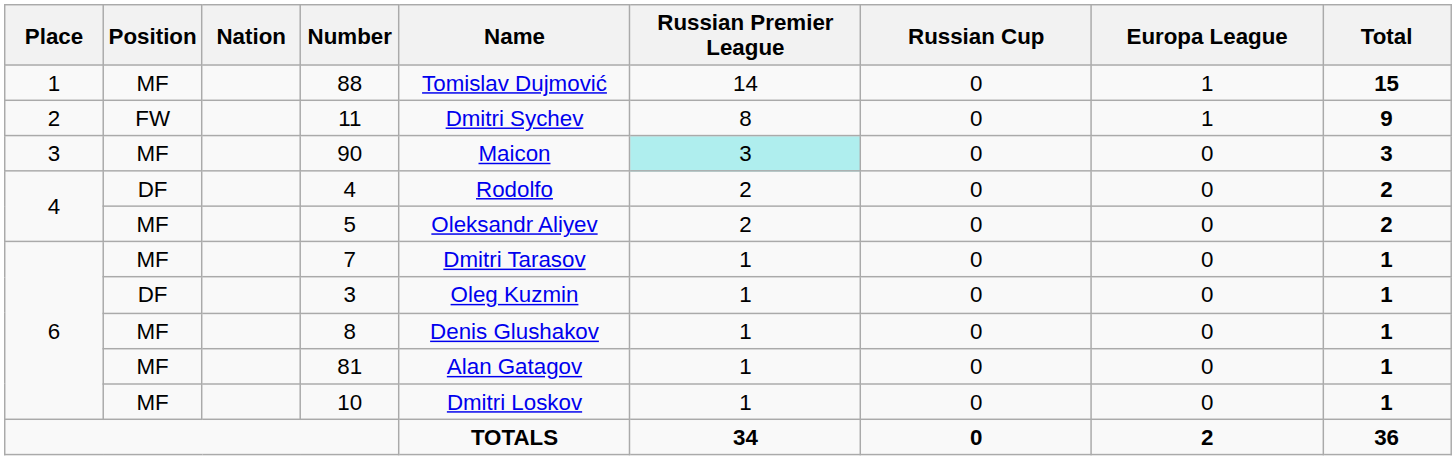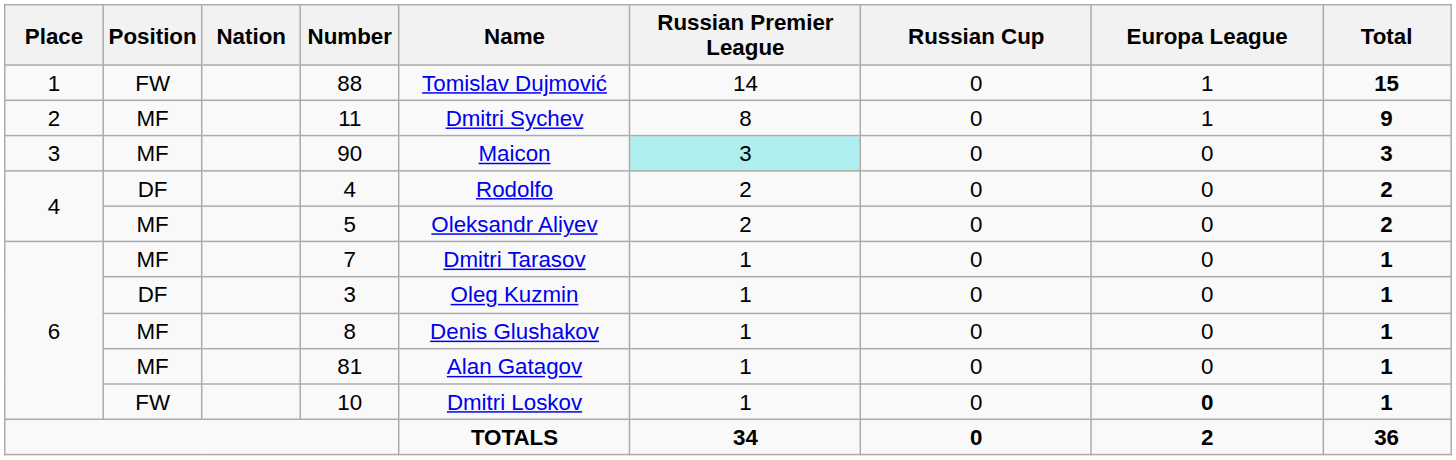(153, 83) MF -> (153, 83) FW
(153, 118) FW -> (153, 118) MF
(153, 401) MF -> (153, 401) FW
(1207, 401) normal -> (1207, 401) bold
